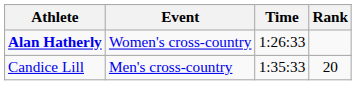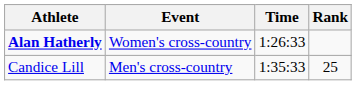(330, 67) 20 -> (330, 67) 25
